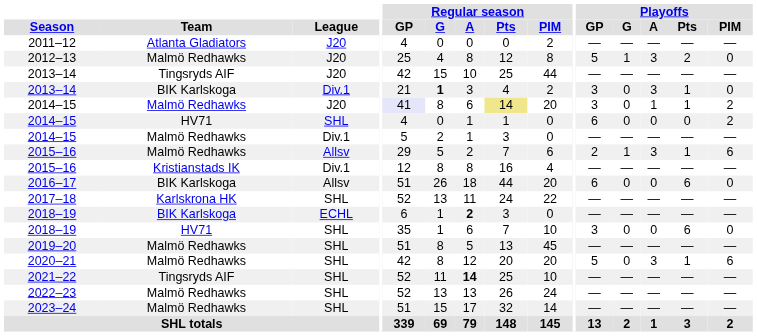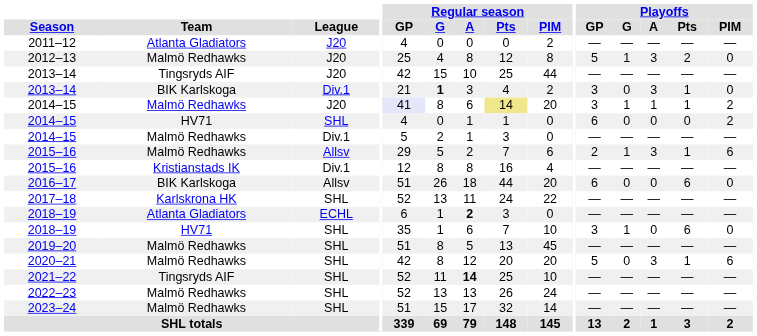(627, 105) 0 -> (627, 105) 1
(196, 214) BIK Karlskoga -> (196, 214) Atlanta Gladiators
(627, 230) 0 -> (627, 230) 1
